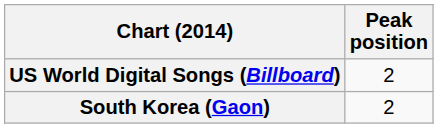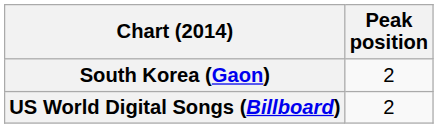rows swapped: (175, 107) <-> (175, 75)
